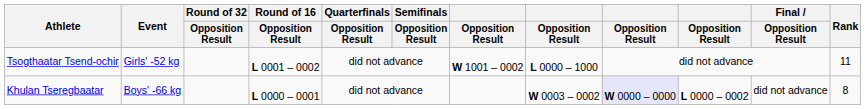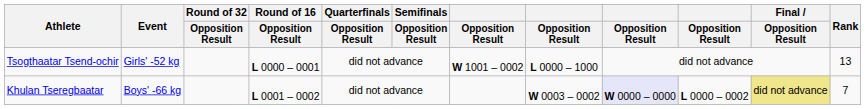(286, 68) L 0001 – 0002 -> (286, 68) L 0000 – 0001
(845, 62) 11 -> (845, 62) 13
(286, 96) L 0000 – 0001 -> (286, 96) L 0001 – 0002
(791, 90) no background -> (791, 90) khaki background
(845, 90) 8 -> (845, 90) 7
